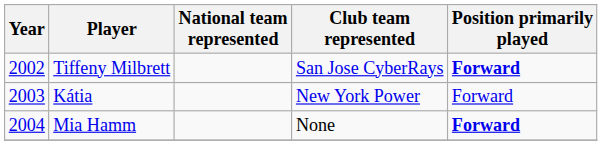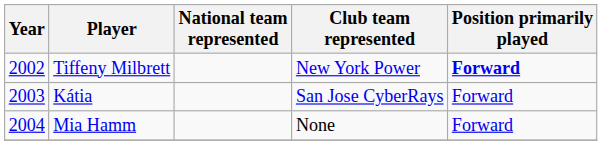(370, 67) San Jose CyberRays -> (358, 67) New York Power
(358, 96) New York Power -> (370, 96) San Jose CyberRays
(486, 125) bold -> (483, 125) normal
